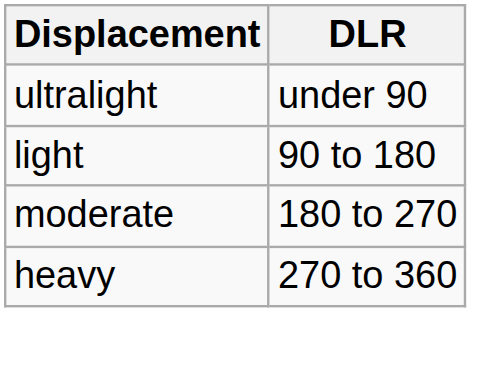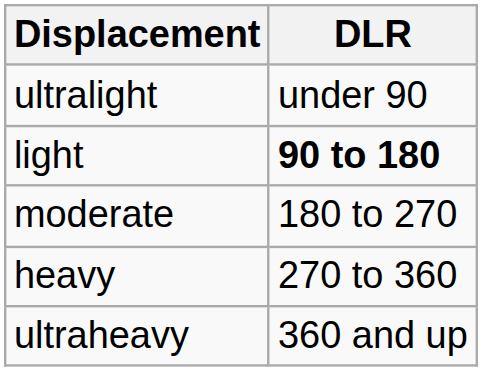(357, 154) normal -> (359, 154) bold
+ row: (101, 335)
